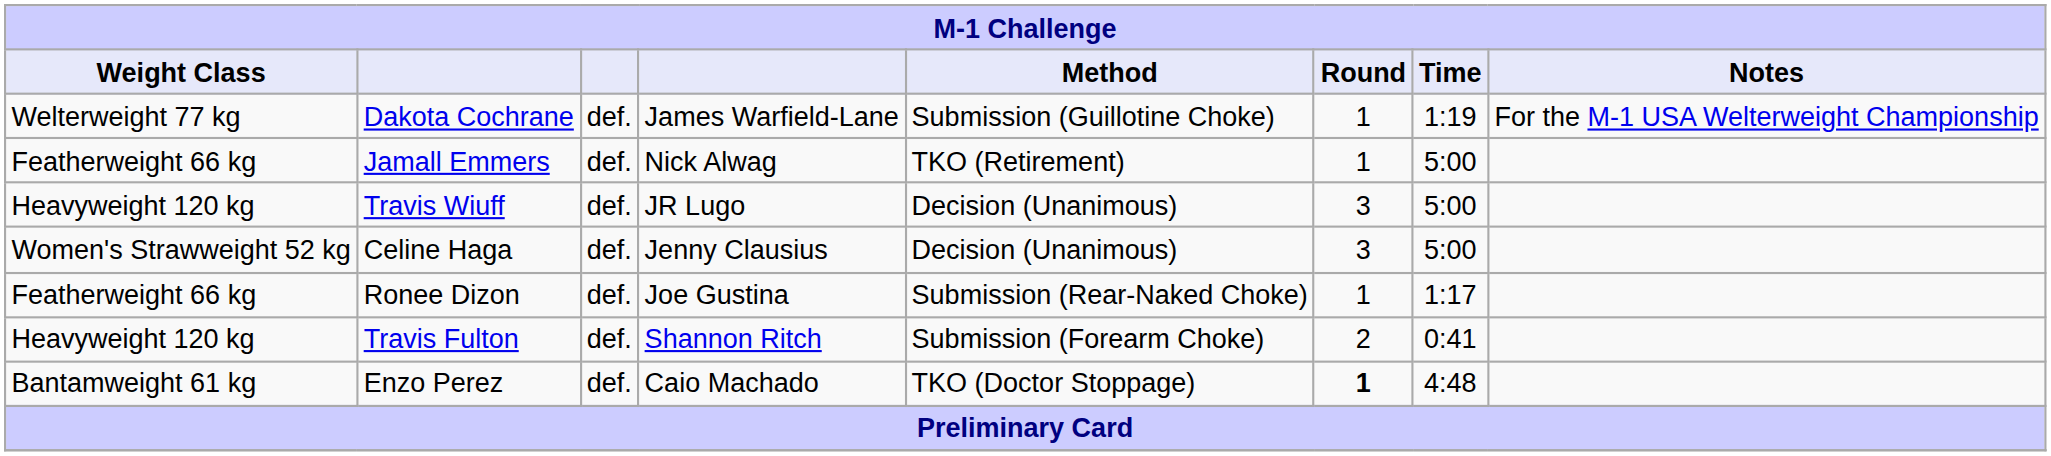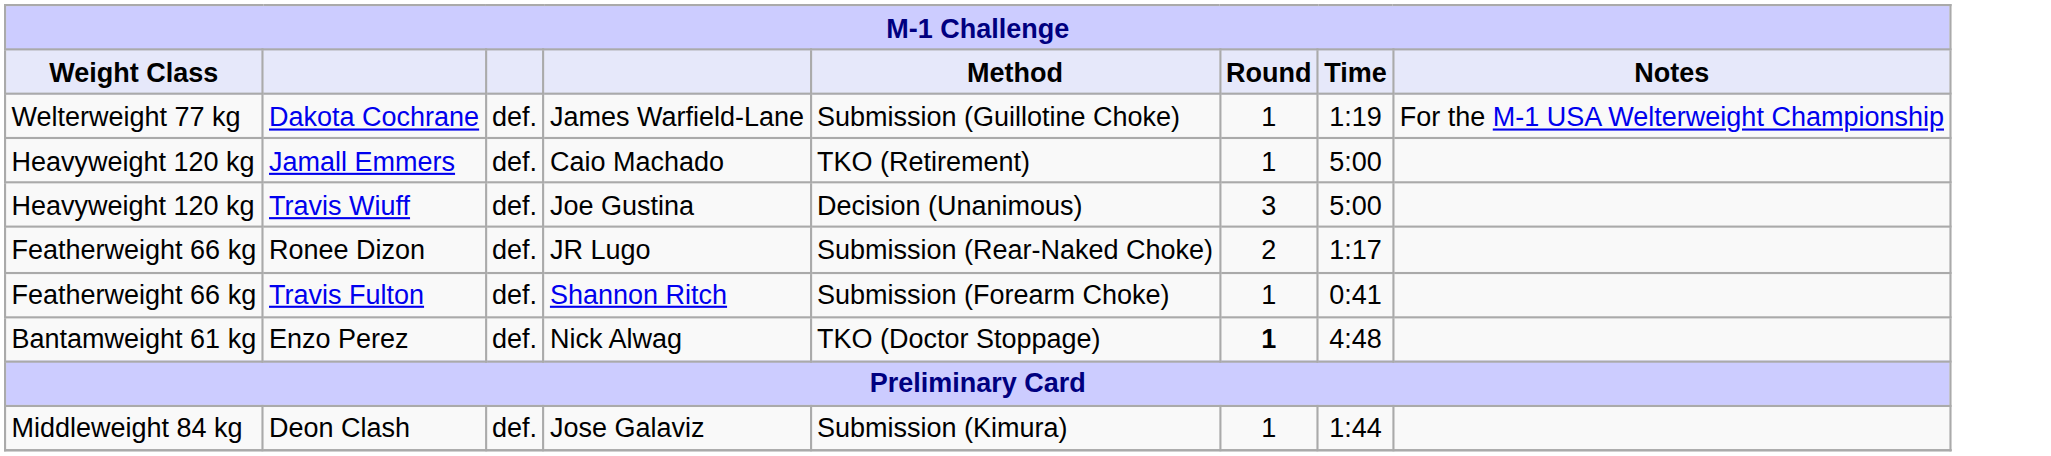(134, 161) Featherweight 66 kg -> (133, 161) Heavyweight 120 kg
(711, 161) Nick Alwag -> (637, 161) Caio Machado
(695, 205) JR Lugo -> (622, 205) Joe Gustina
- row: (438, 250)
(717, 294) Joe Gustina -> (600, 250) JR Lugo
(1363, 294) 1 -> (1269, 250) 2
(133, 339) Heavyweight 120 kg -> (134, 294) Featherweight 66 kg
(1363, 339) 2 -> (1269, 294) 1
(732, 383) Caio Machado -> (616, 339) Nick Alwag
+ row: (340, 428)
